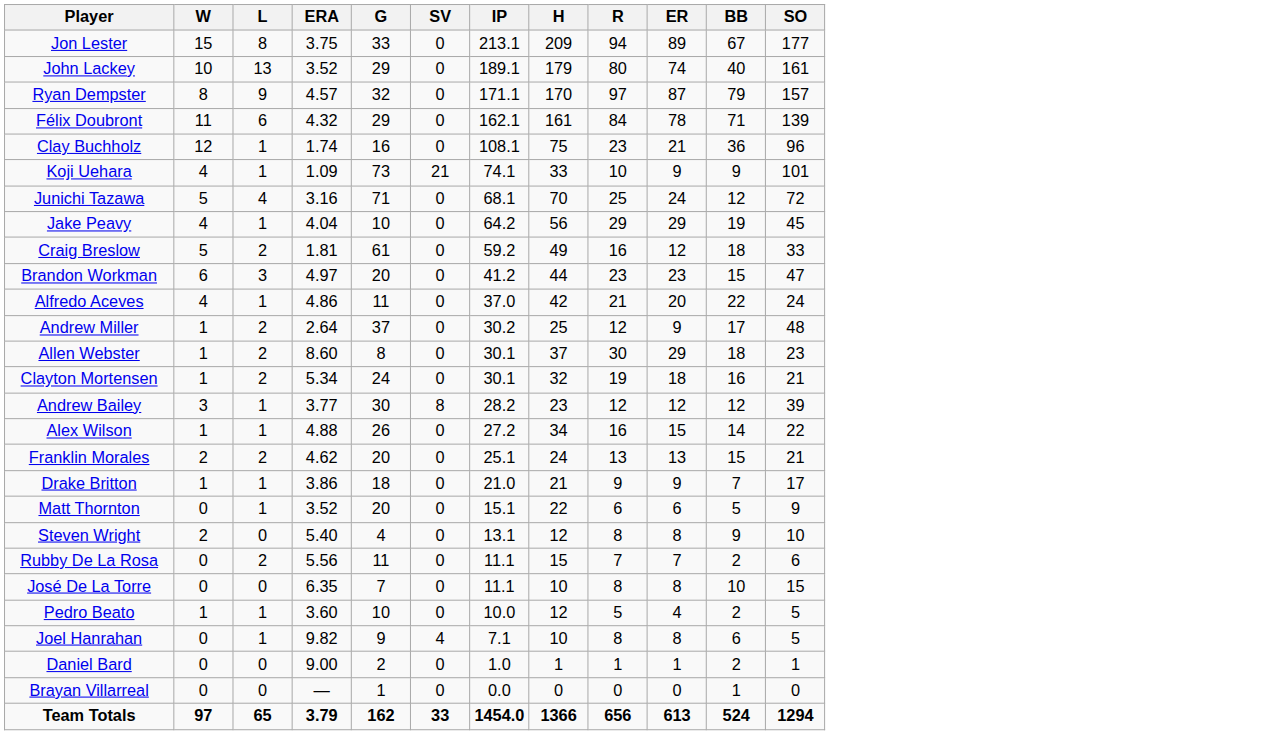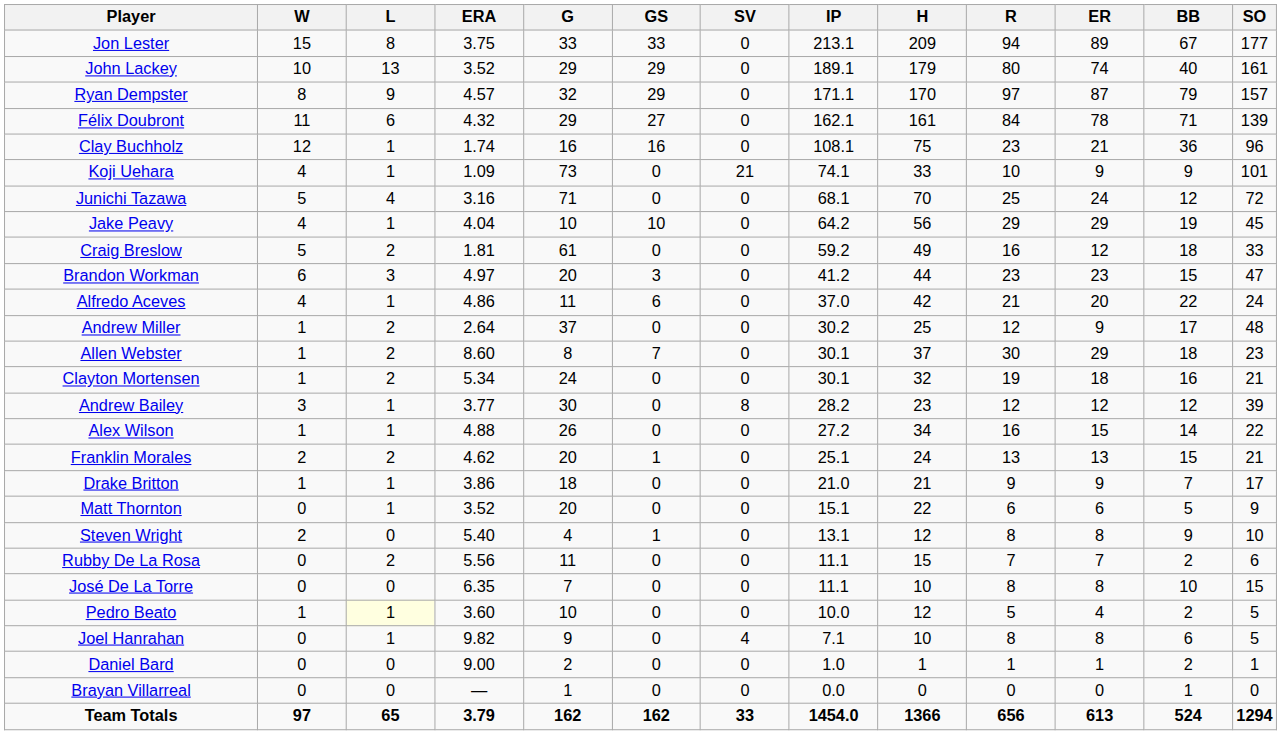+ column: (656, 17)
(263, 612) no background -> (390, 612) lightyellow background
